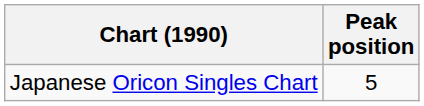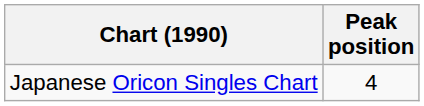(371, 82) 5 -> (371, 82) 4
